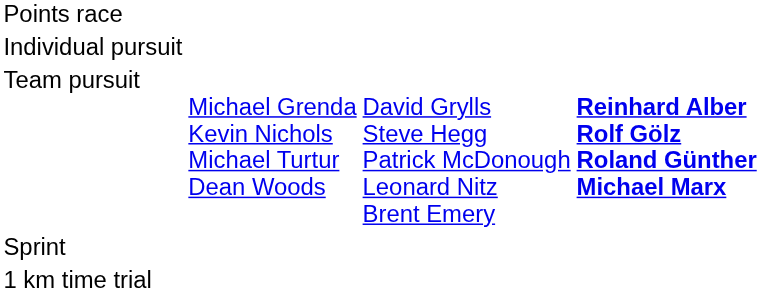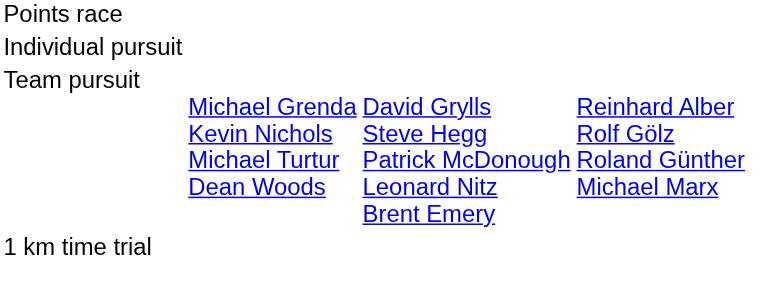(667, 147) bold -> (661, 147) normal
- row: (35, 247)
